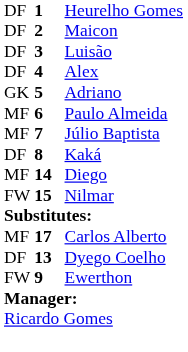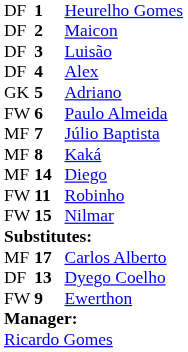(17, 113) MF -> (17, 113) FW
(15, 154) DF -> (17, 154) MF
+ row: (95, 195)
